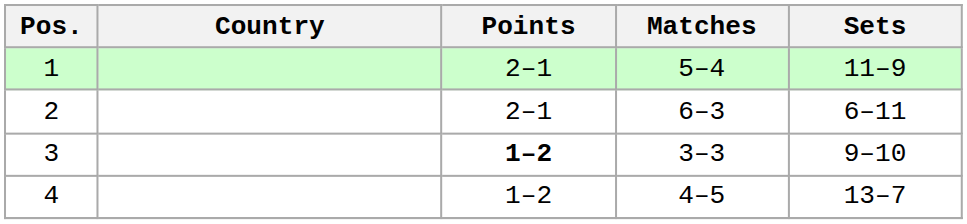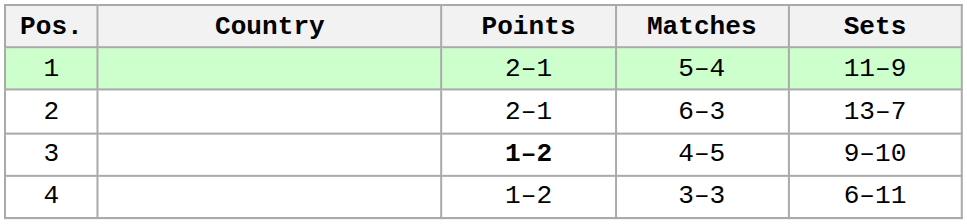(875, 111) 6–11 -> (875, 111) 13–7
(702, 154) 3–3 -> (702, 154) 4–5
(702, 197) 4–5 -> (702, 197) 3–3
(875, 197) 13–7 -> (875, 197) 6–11
